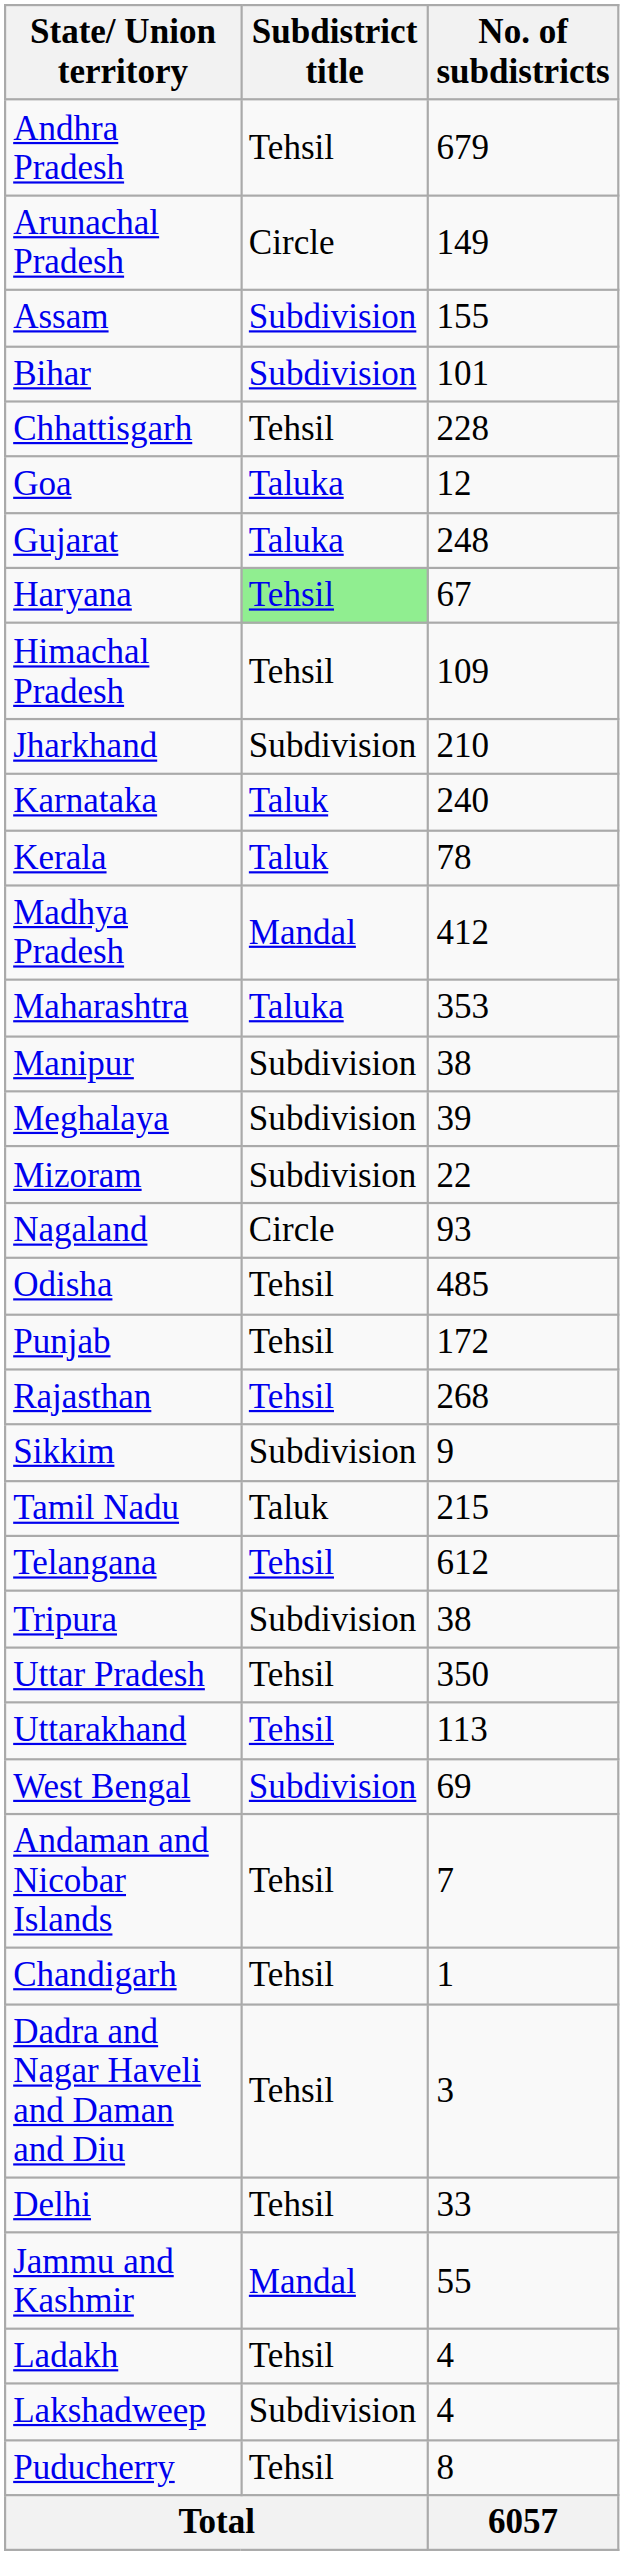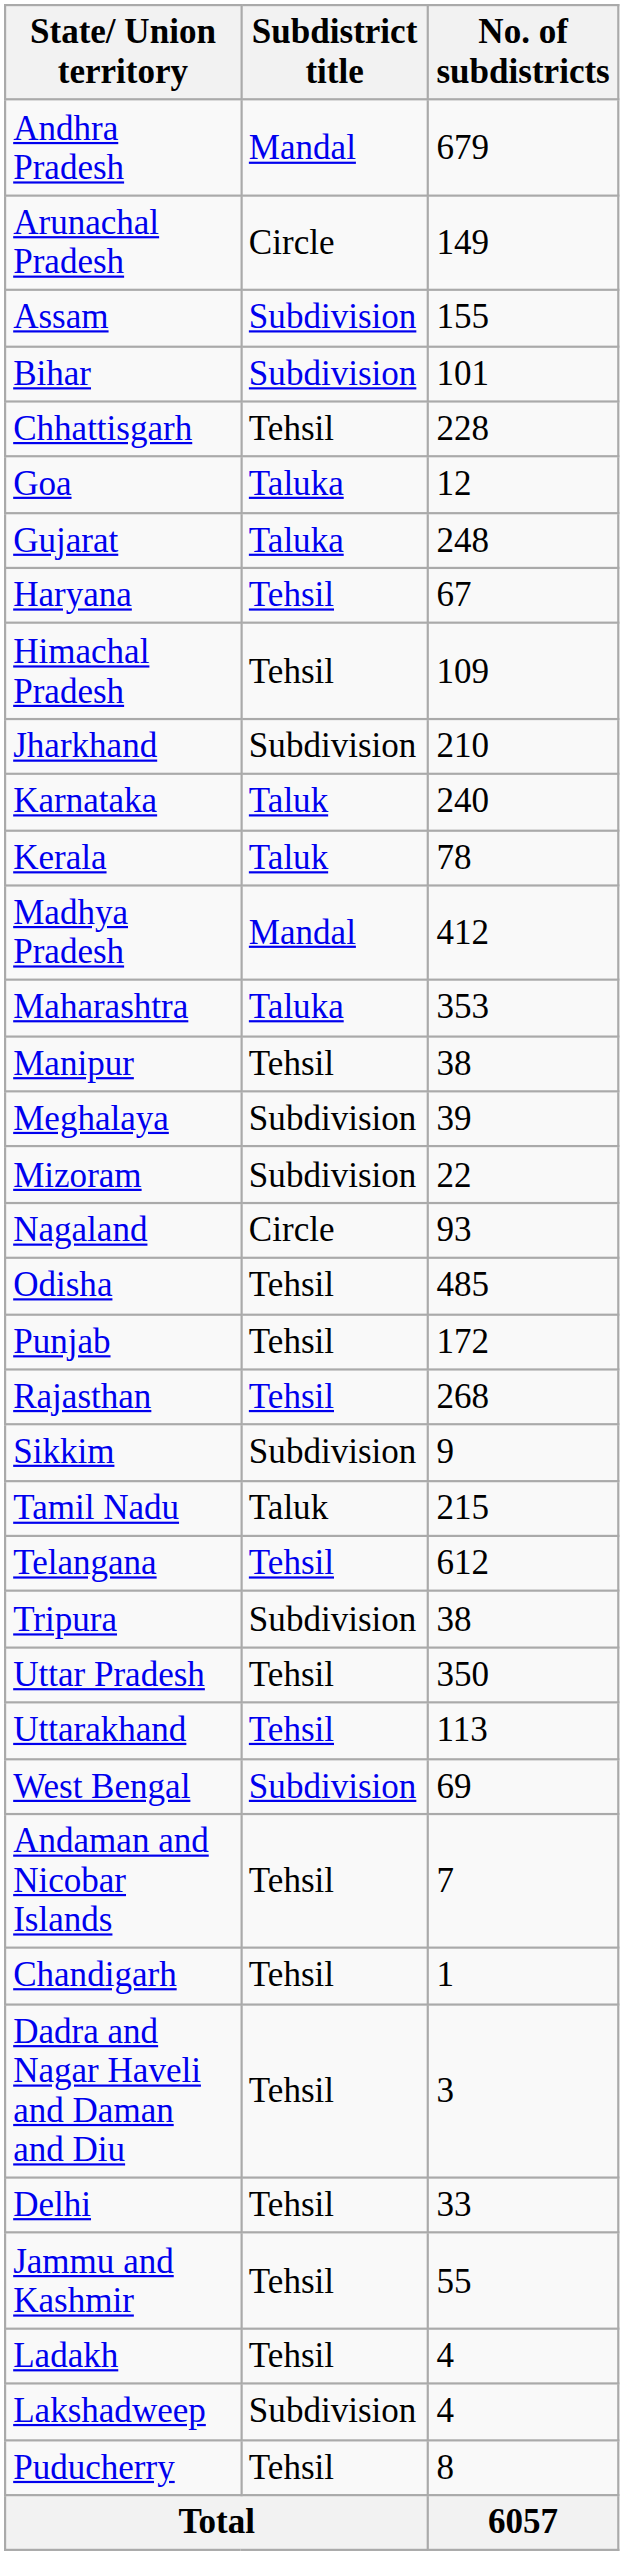(291, 146) Tehsil -> (302, 146) Mandal
(291, 595) lightgreen background -> (291, 595) no background
(333, 1062) Subdivision -> (291, 1062) Tehsil
(302, 2280) Mandal -> (291, 2280) Tehsil
